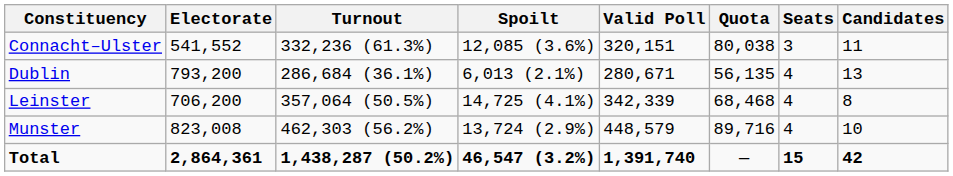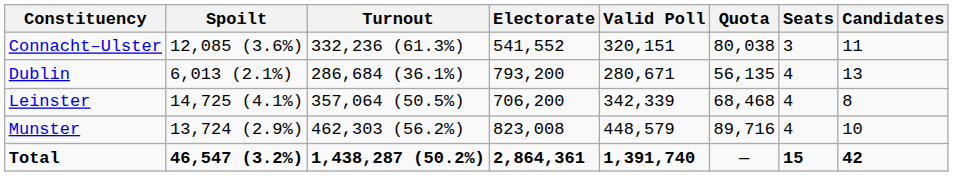columns swapped: (221, 19) <-> (529, 19)
